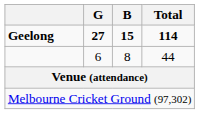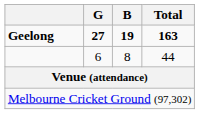(127, 35) 15 -> (127, 35) 19
(168, 35) 114 -> (168, 35) 163
